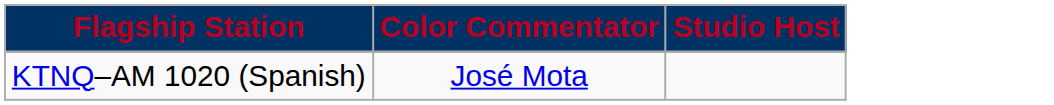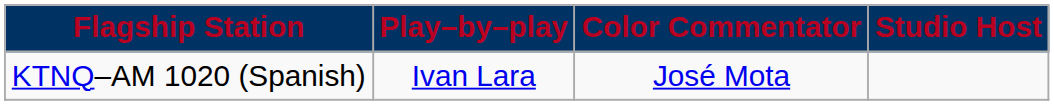+ column: (474, 28)
